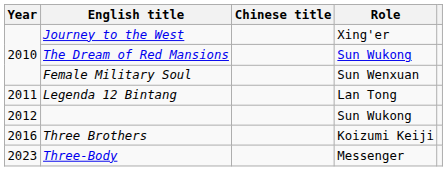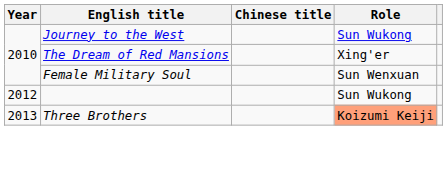(363, 35) Xing'er -> (375, 35) Sun Wukong
(375, 55) Sun Wukong -> (363, 55) Xing'er
- row: (110, 95)
(22, 135) 2016 -> (22, 115) 2013
(386, 135) no background -> (386, 115) lightsalmon background
- row: (80, 155)
